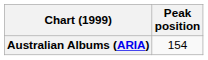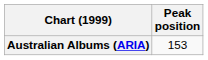(177, 45) 154 -> (177, 45) 153
